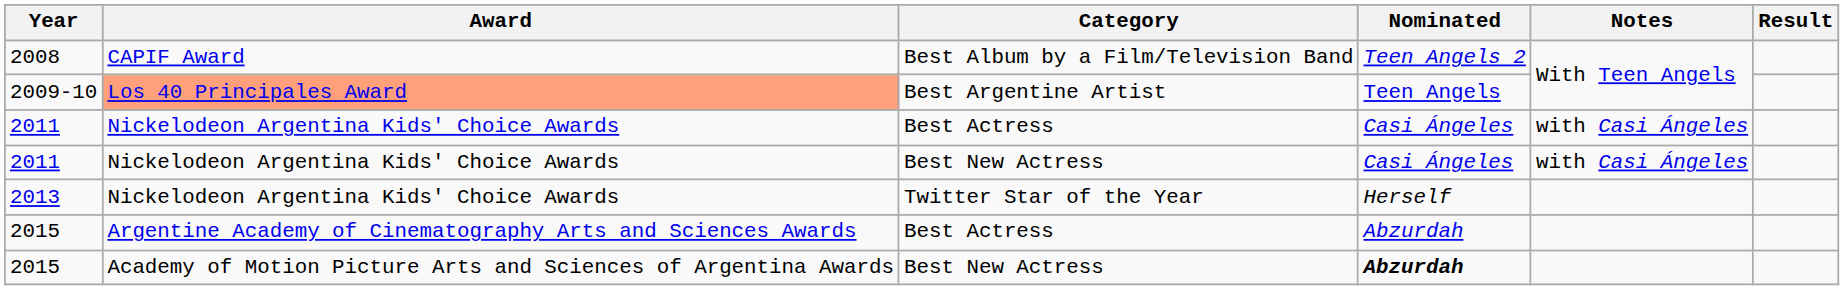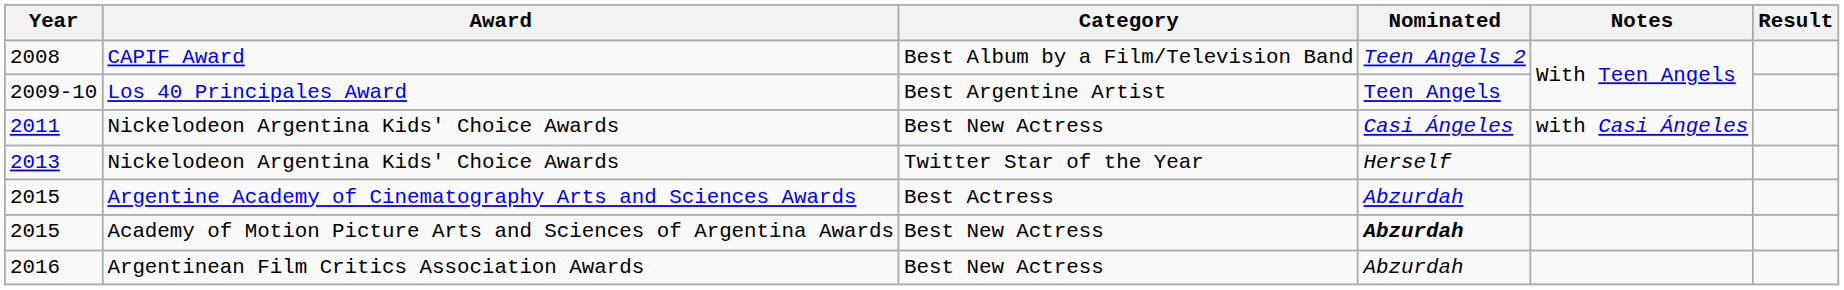(257, 92) lightsalmon background -> (257, 92) no background
- row: (35, 127)
+ row: (35, 267)
